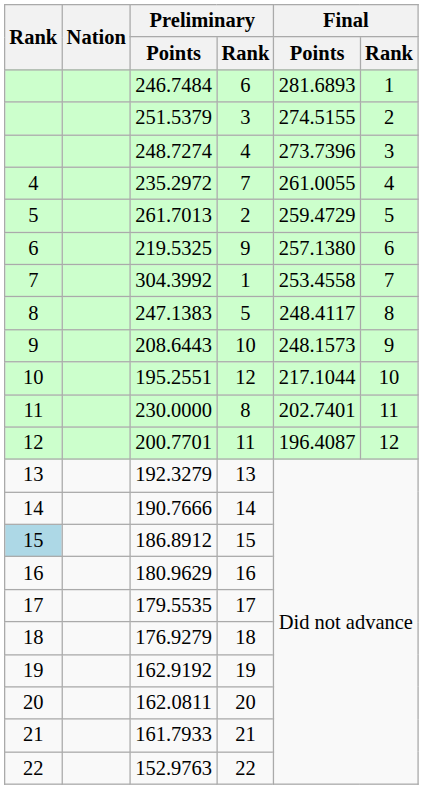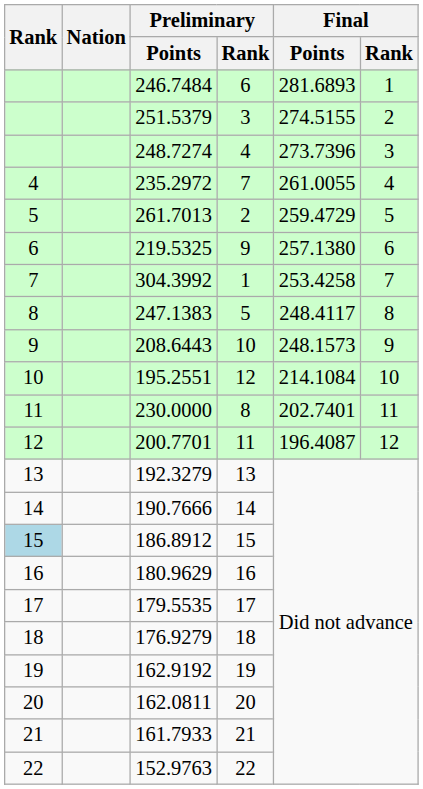(317, 280) 253.4558 -> (317, 280) 253.4258
(317, 378) 217.1044 -> (317, 378) 214.1084
